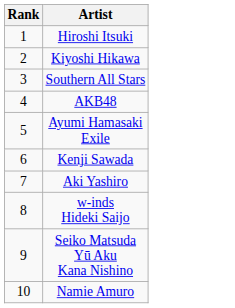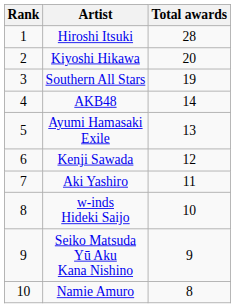+ column: (189, 15)
